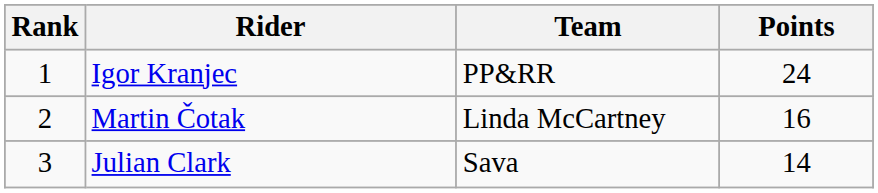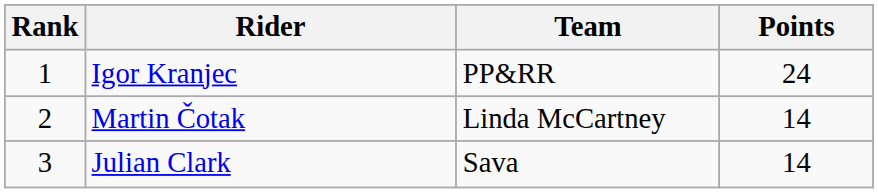(796, 118) 16 -> (796, 118) 14
